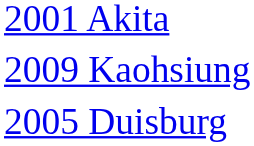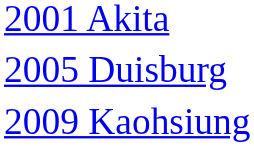rows swapped: (115, 121) <-> (127, 69)
